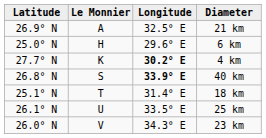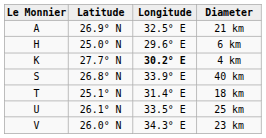columns swapped: (101, 12) <-> (36, 12)
(165, 77) bold -> (165, 77) normal
